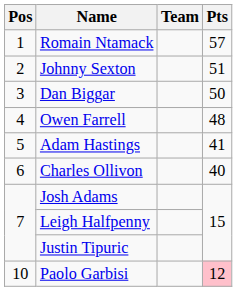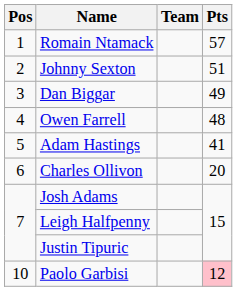(217, 94) 50 -> (217, 94) 49
(217, 171) 40 -> (217, 171) 20
